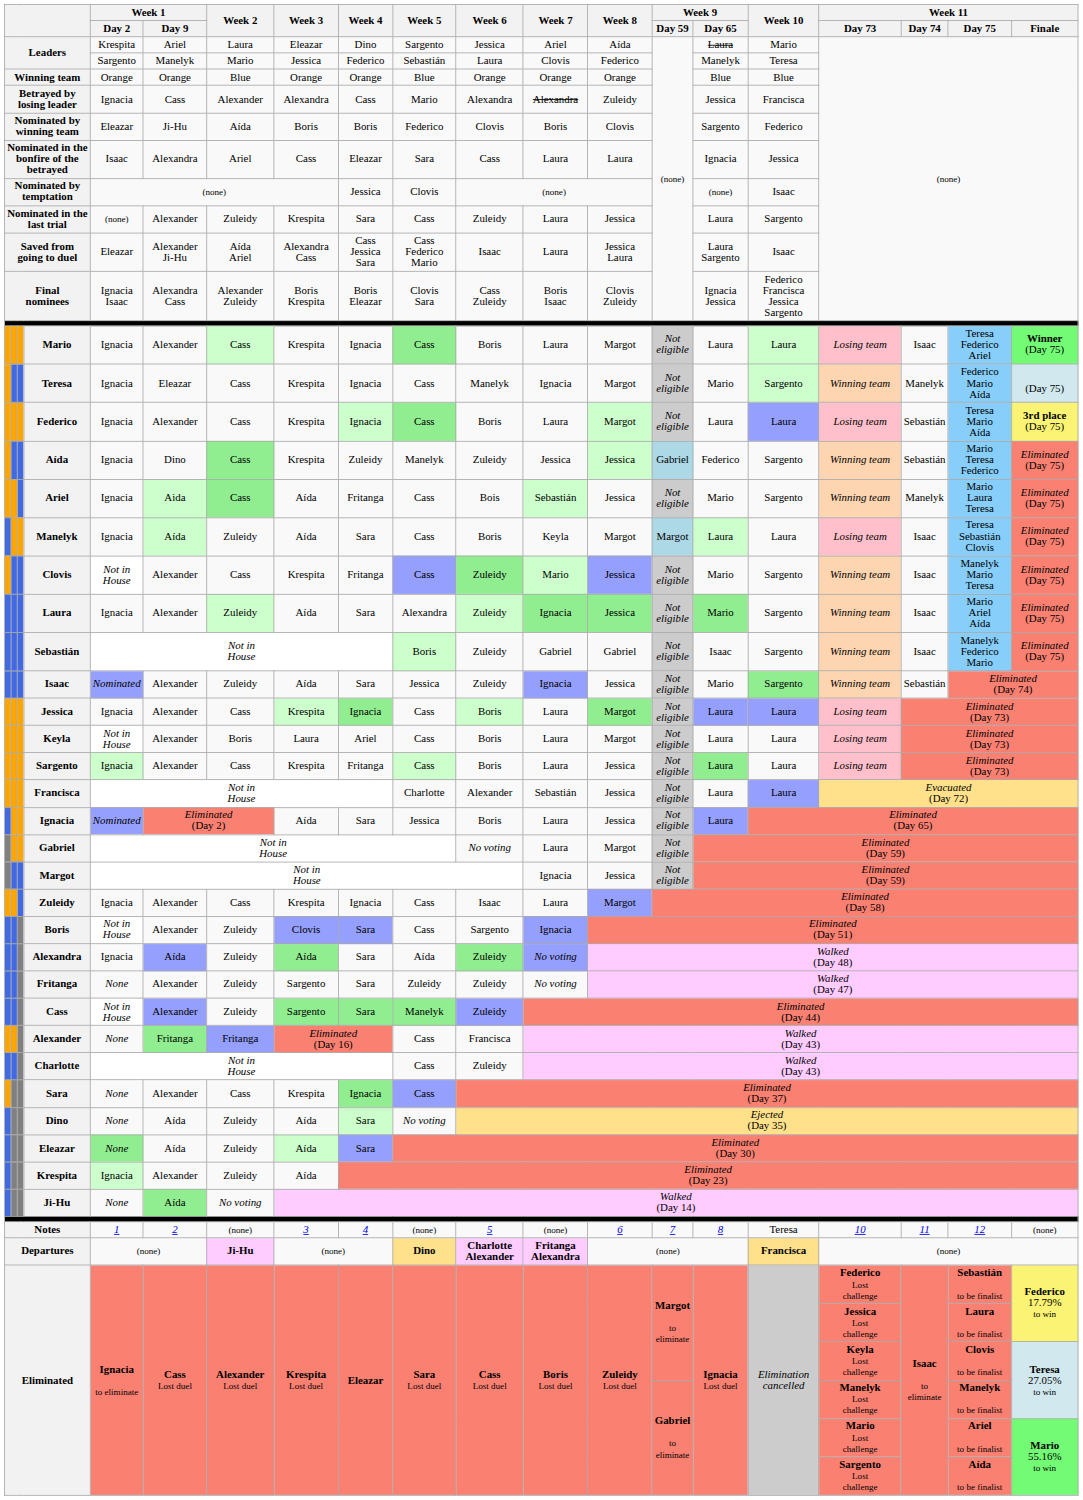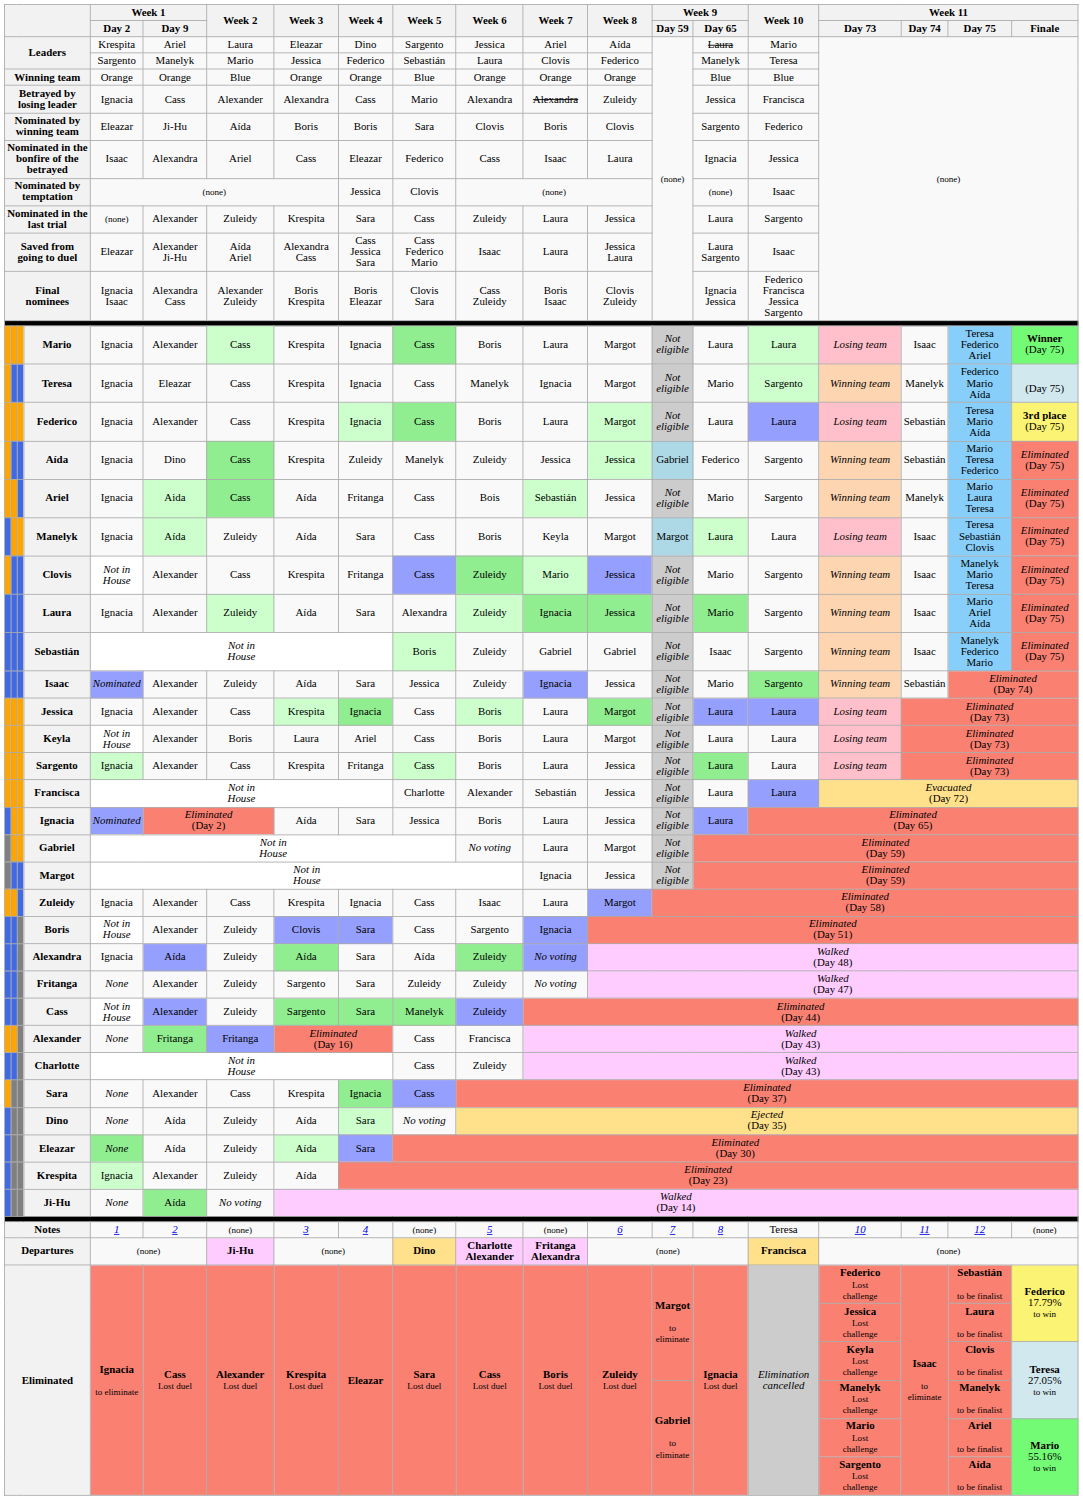(424, 126) Federico -> (424, 126) Sara
(424, 159) Sara -> (424, 159) Federico
(556, 159) Laura -> (556, 159) Isaac
